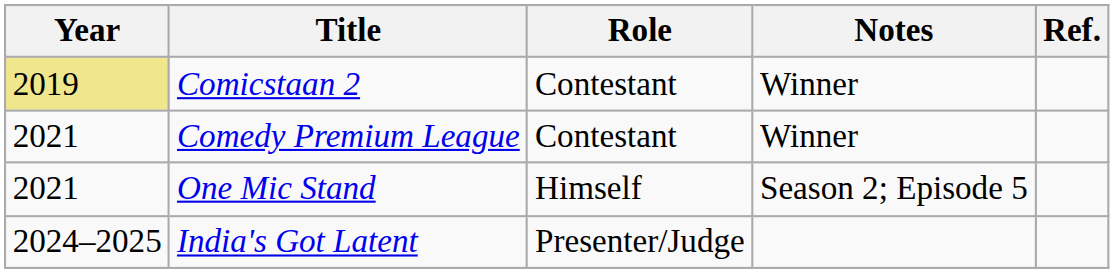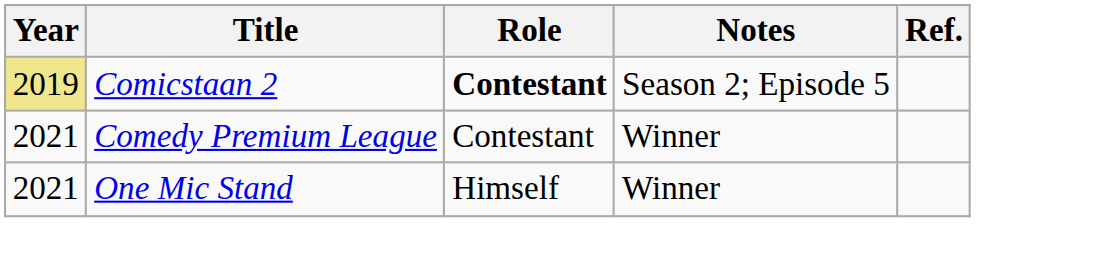(606, 83) normal -> (530, 83) bold
(809, 83) Winner -> (756, 83) Season 2; Episode 5
(894, 188) Season 2; Episode 5 -> (671, 188) Winner
- row: (297, 240)
